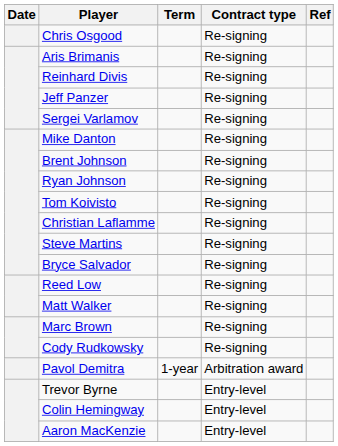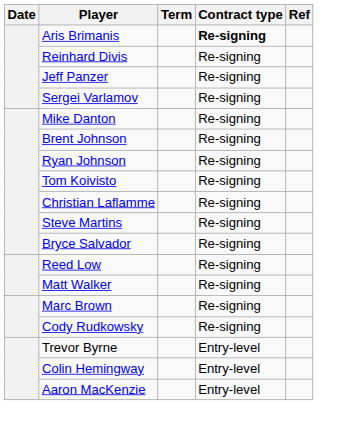- row: (82, 35)
(236, 56) normal -> (232, 35) bold
- row: (83, 368)
